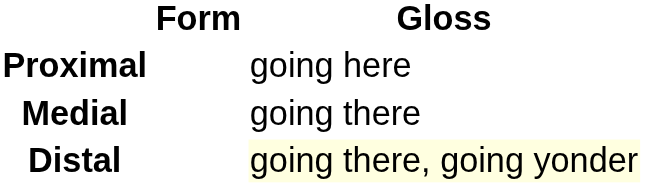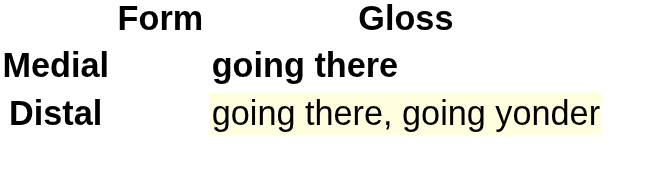- row: (75, 66)
(335, 113) normal -> (305, 66) bold
